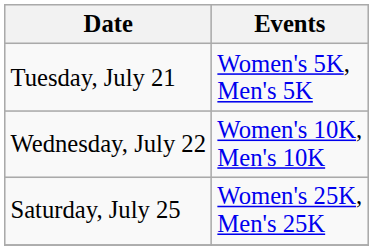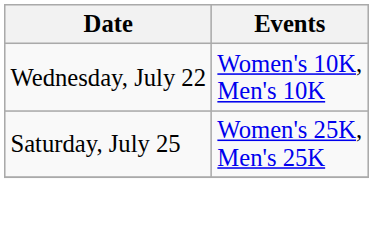- row: (93, 76)
